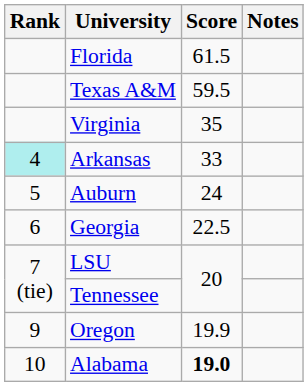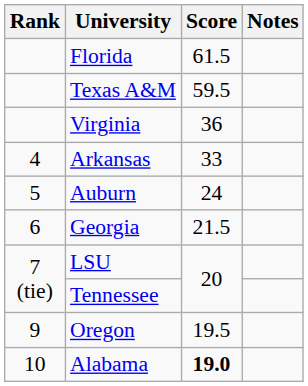(211, 124) 35 -> (211, 124) 36
(35, 158) paleturquoise background -> (35, 158) no background
(211, 227) 22.5 -> (211, 227) 21.5
(211, 329) 19.9 -> (211, 329) 19.5
